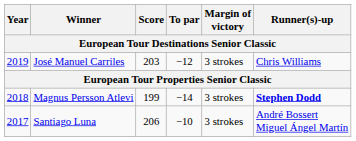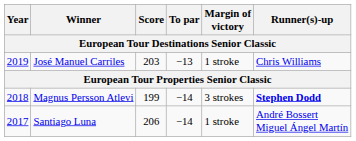(184, 61) −12 -> (184, 61) −13
(224, 61) 3 strokes -> (222, 61) 1 stroke
(184, 121) −10 -> (184, 121) −14
(224, 121) 3 strokes -> (222, 121) 1 stroke
